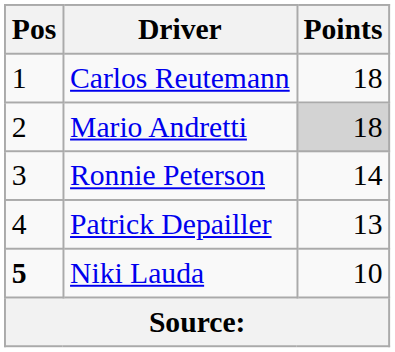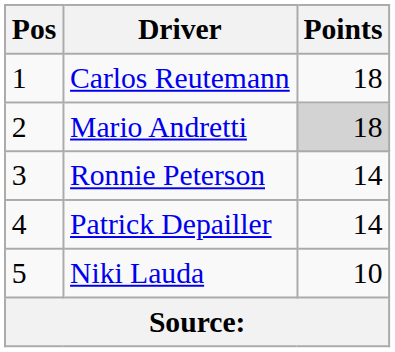(368, 224) 13 -> (368, 224) 14
(19, 273) bold -> (19, 273) normal
